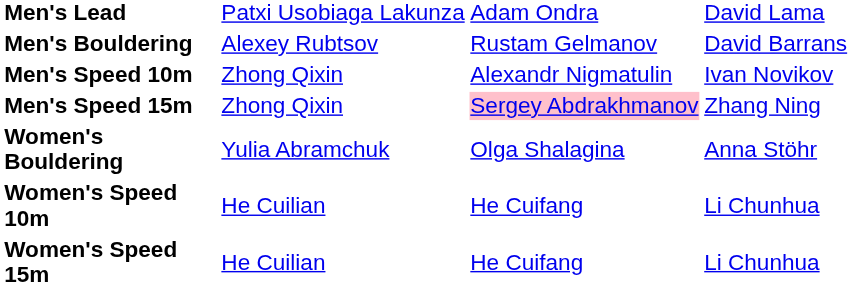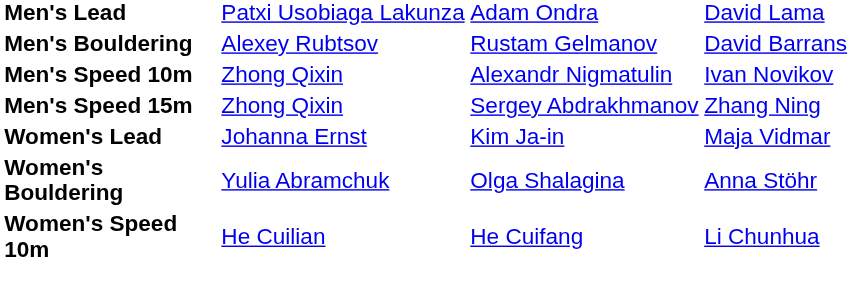(584, 105) pink background -> (584, 105) no background
+ row: (83, 136)
- row: (91, 262)
